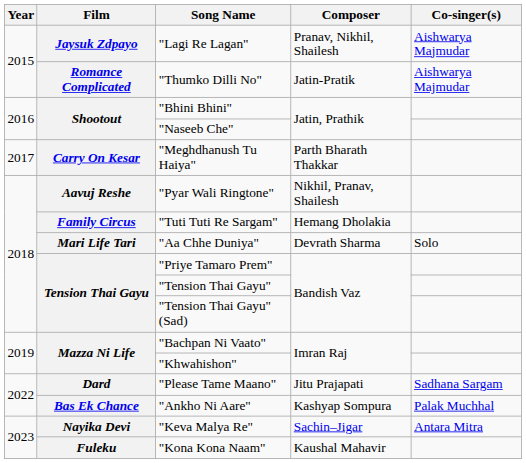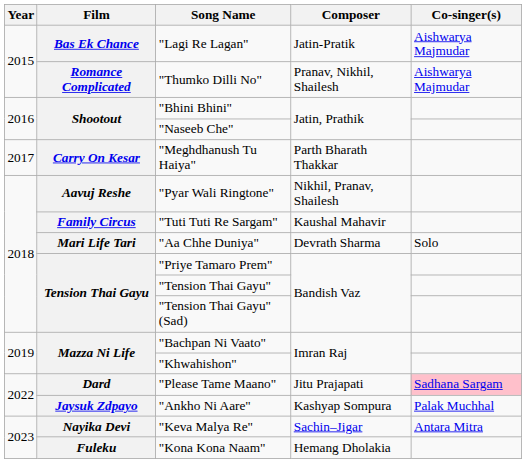(96, 43) Jaysuk Zdpayo -> (96, 43) Bas Ek Chance
(334, 43) Pranav, Nikhil, Shailesh -> (324, 43) Jatin-Pratik
(324, 79) Jatin-Pratik -> (334, 79) Pranav, Nikhil, Shailesh
(342, 222) Hemang Dholakia -> (340, 222) Kaushal Mahavir
(458, 384) no background -> (458, 384) pink background
(96, 405) Bas Ek Chance -> (96, 405) Jaysuk Zdpayo
(340, 447) Kaushal Mahavir -> (342, 447) Hemang Dholakia
